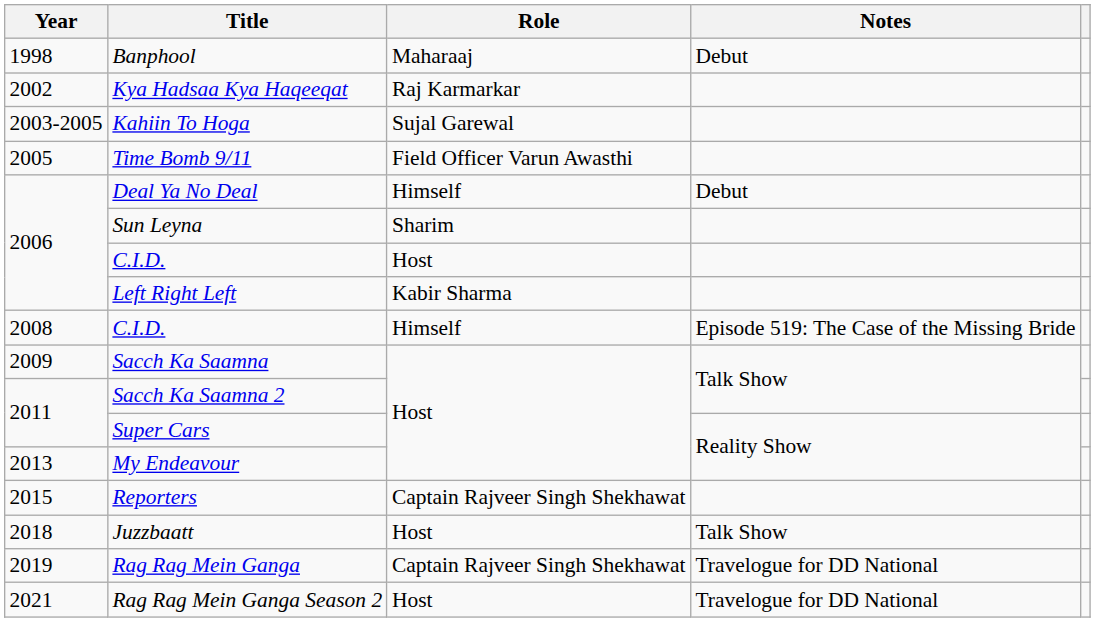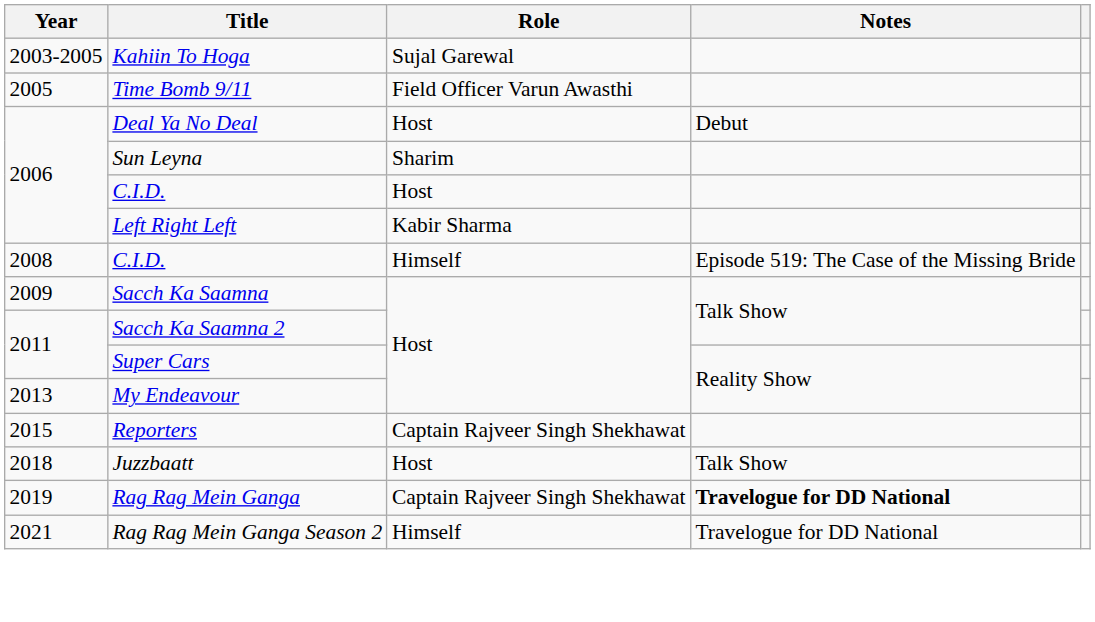- row: (31, 55)
- row: (31, 89)
(427, 191) Himself -> (412, 123) Host
(817, 565) normal -> (823, 497) bold
(412, 599) Host -> (427, 531) Himself
